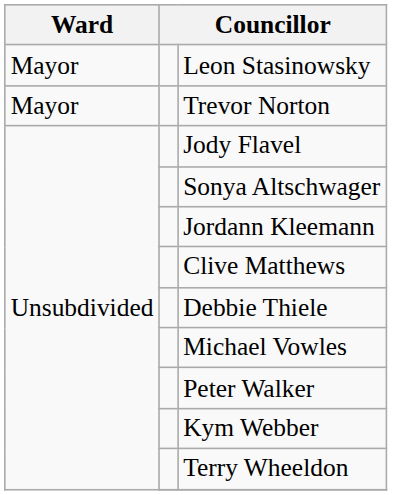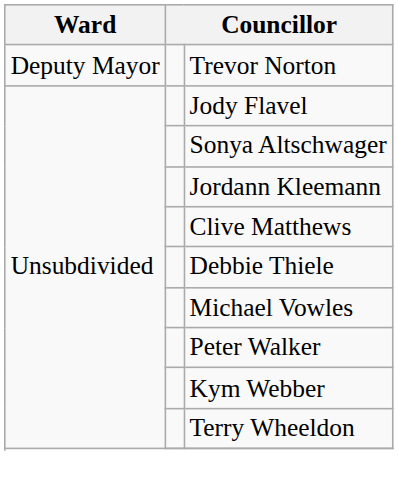- row: (277, 65)
(45, 105) Mayor -> (85, 65) Deputy Mayor
